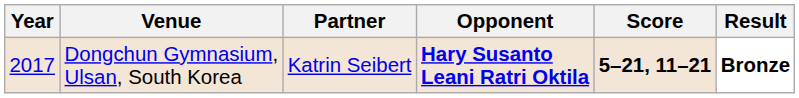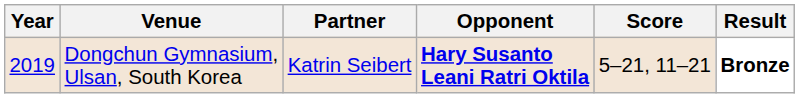(32, 65) 2017 -> (32, 65) 2019
(655, 65) bold -> (655, 65) normal
